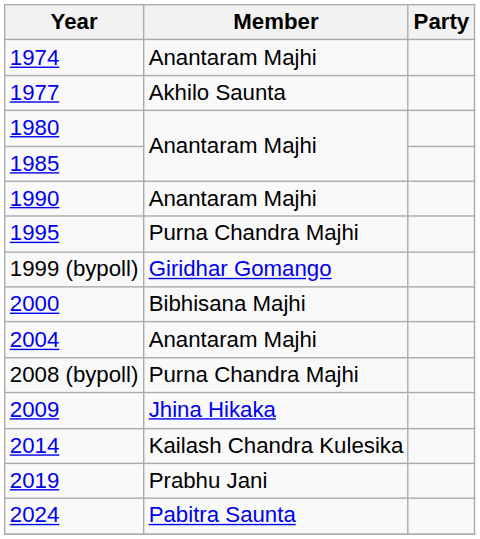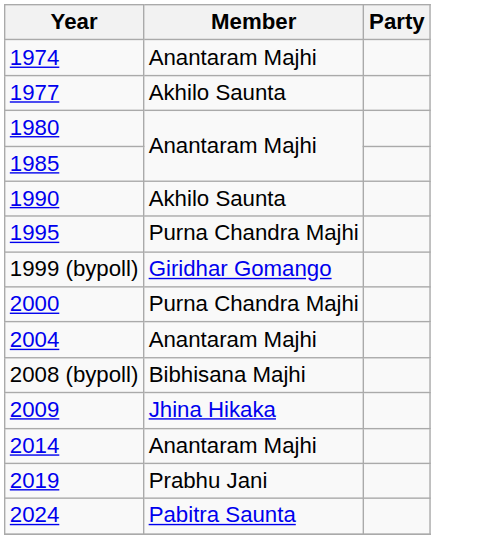(233, 198) Anantaram Majhi -> (217, 198) Akhilo Saunta
(227, 304) Bibhisana Majhi -> (254, 304) Purna Chandra Majhi
(254, 374) Purna Chandra Majhi -> (227, 374) Bibhisana Majhi
(276, 445) Kailash Chandra Kulesika -> (233, 445) Anantaram Majhi
